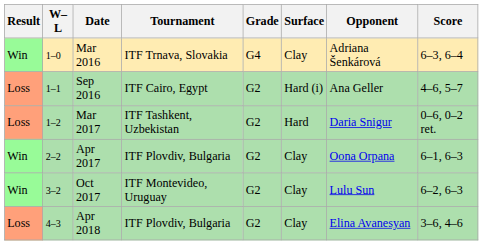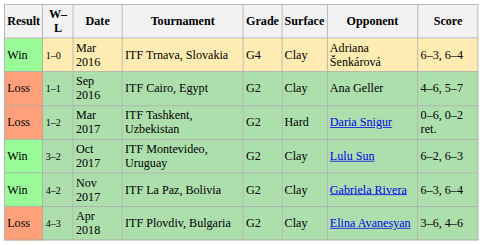(304, 88) Hard (i) -> (296, 88) Clay
- row: (88, 155)
+ row: (88, 189)
